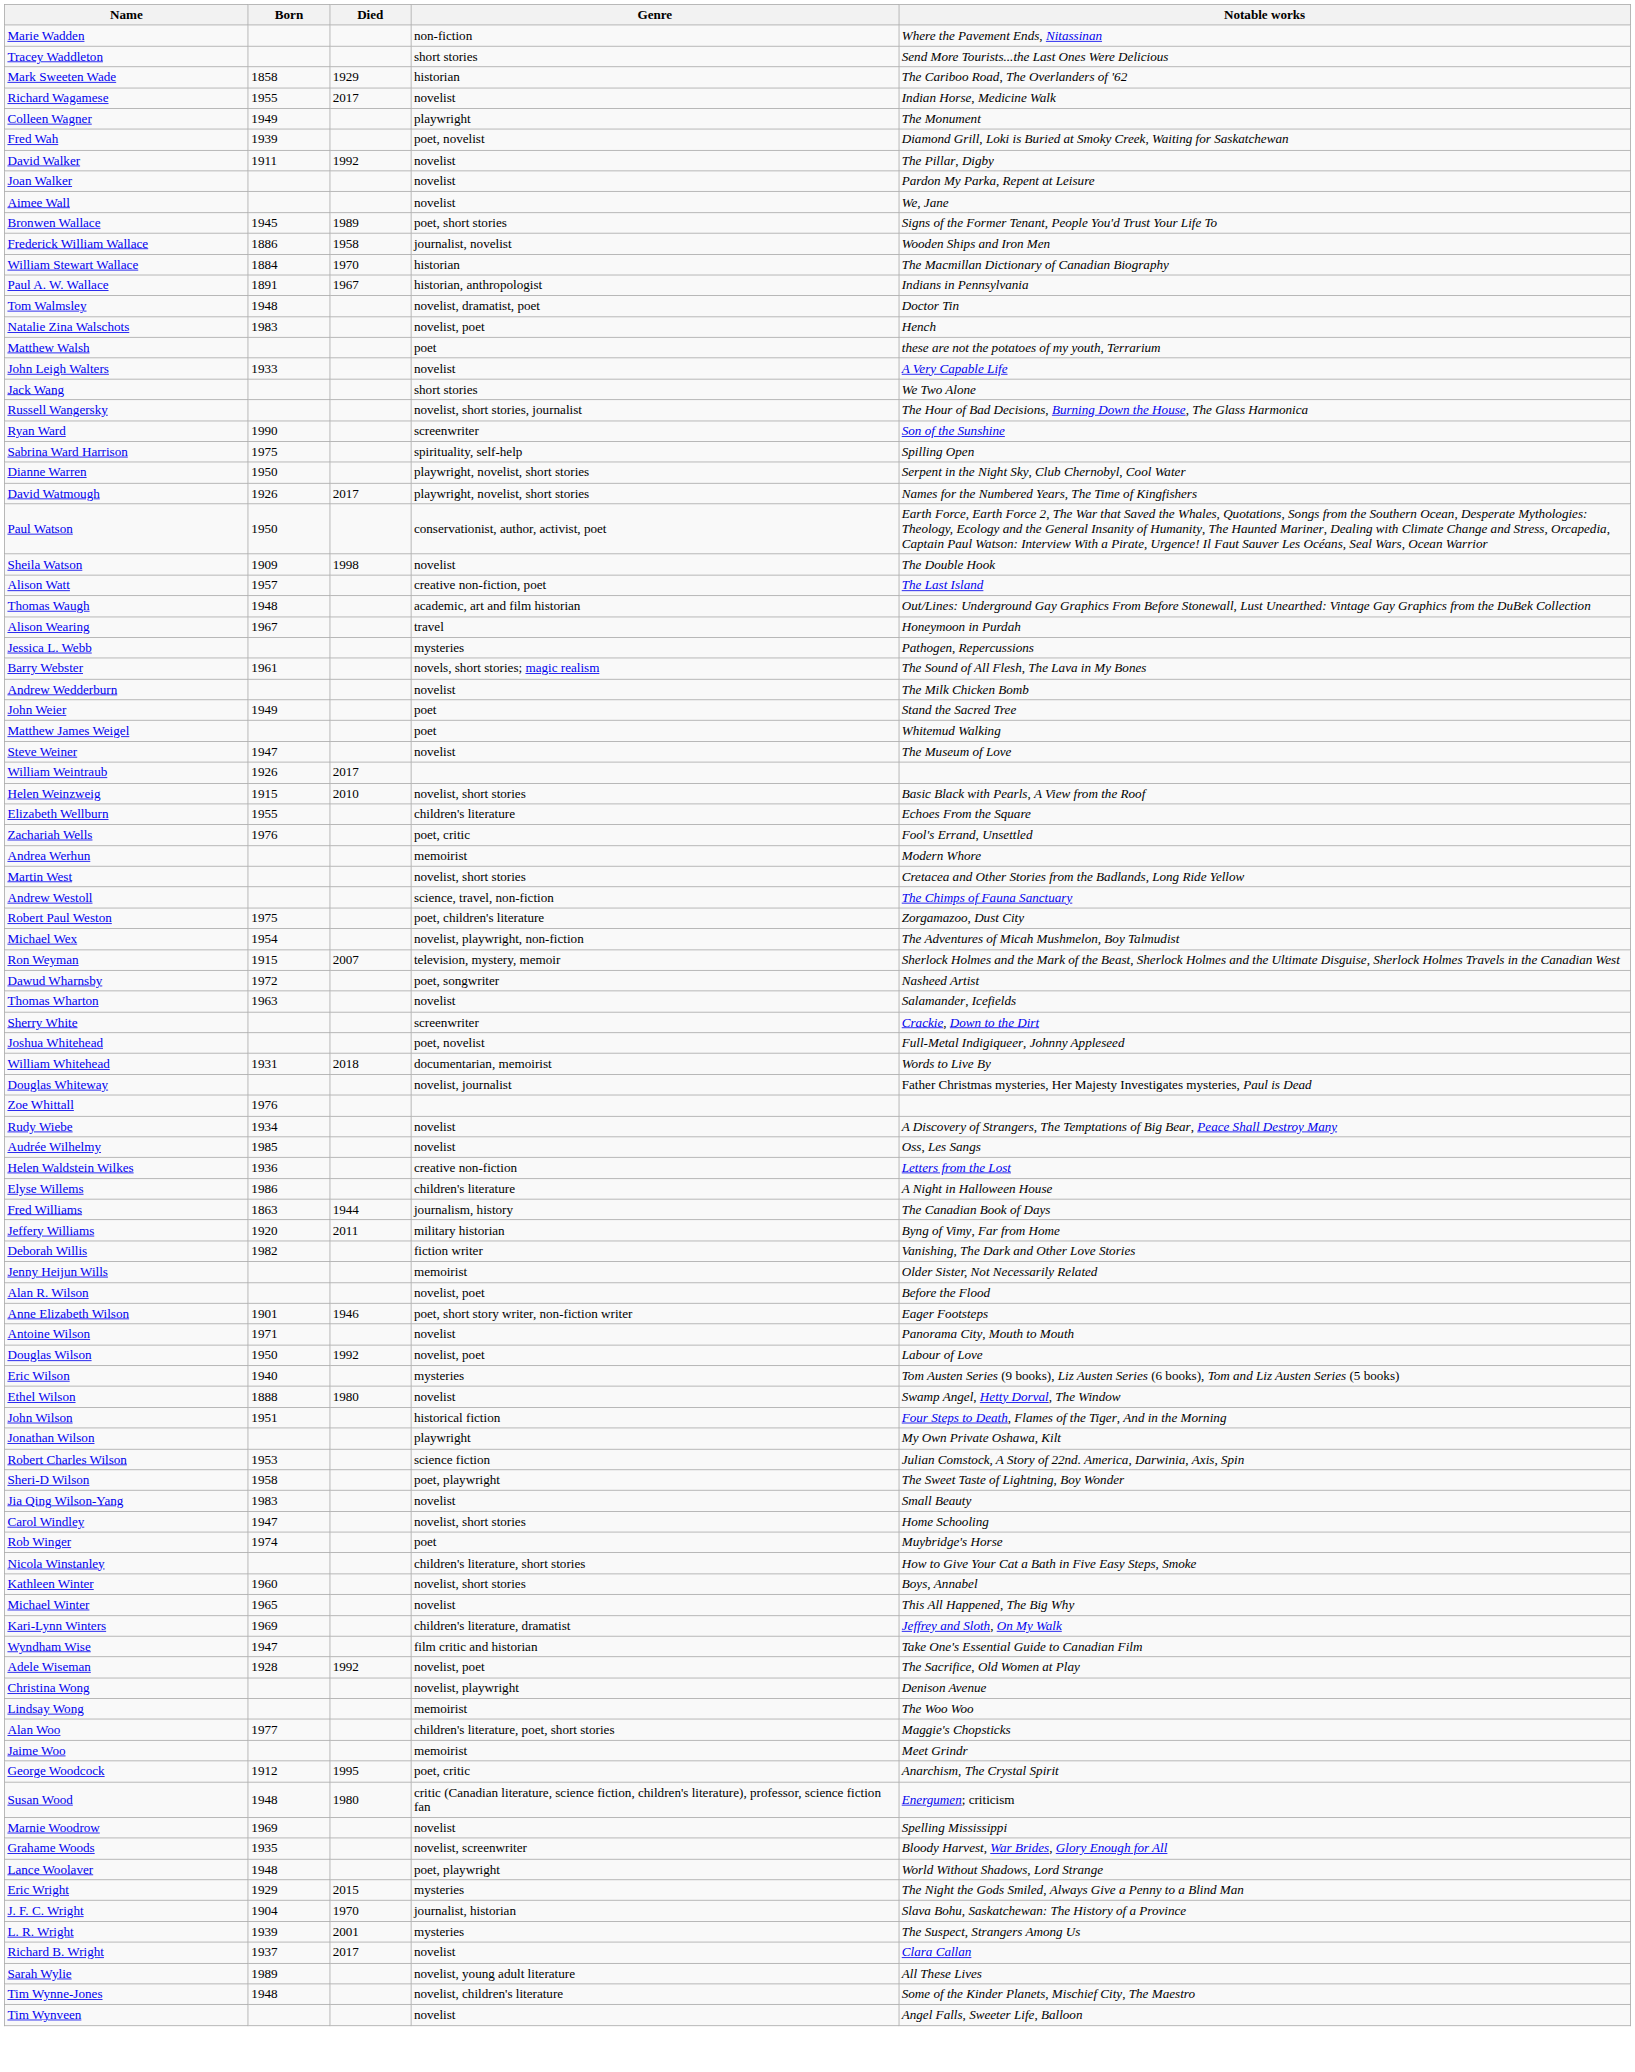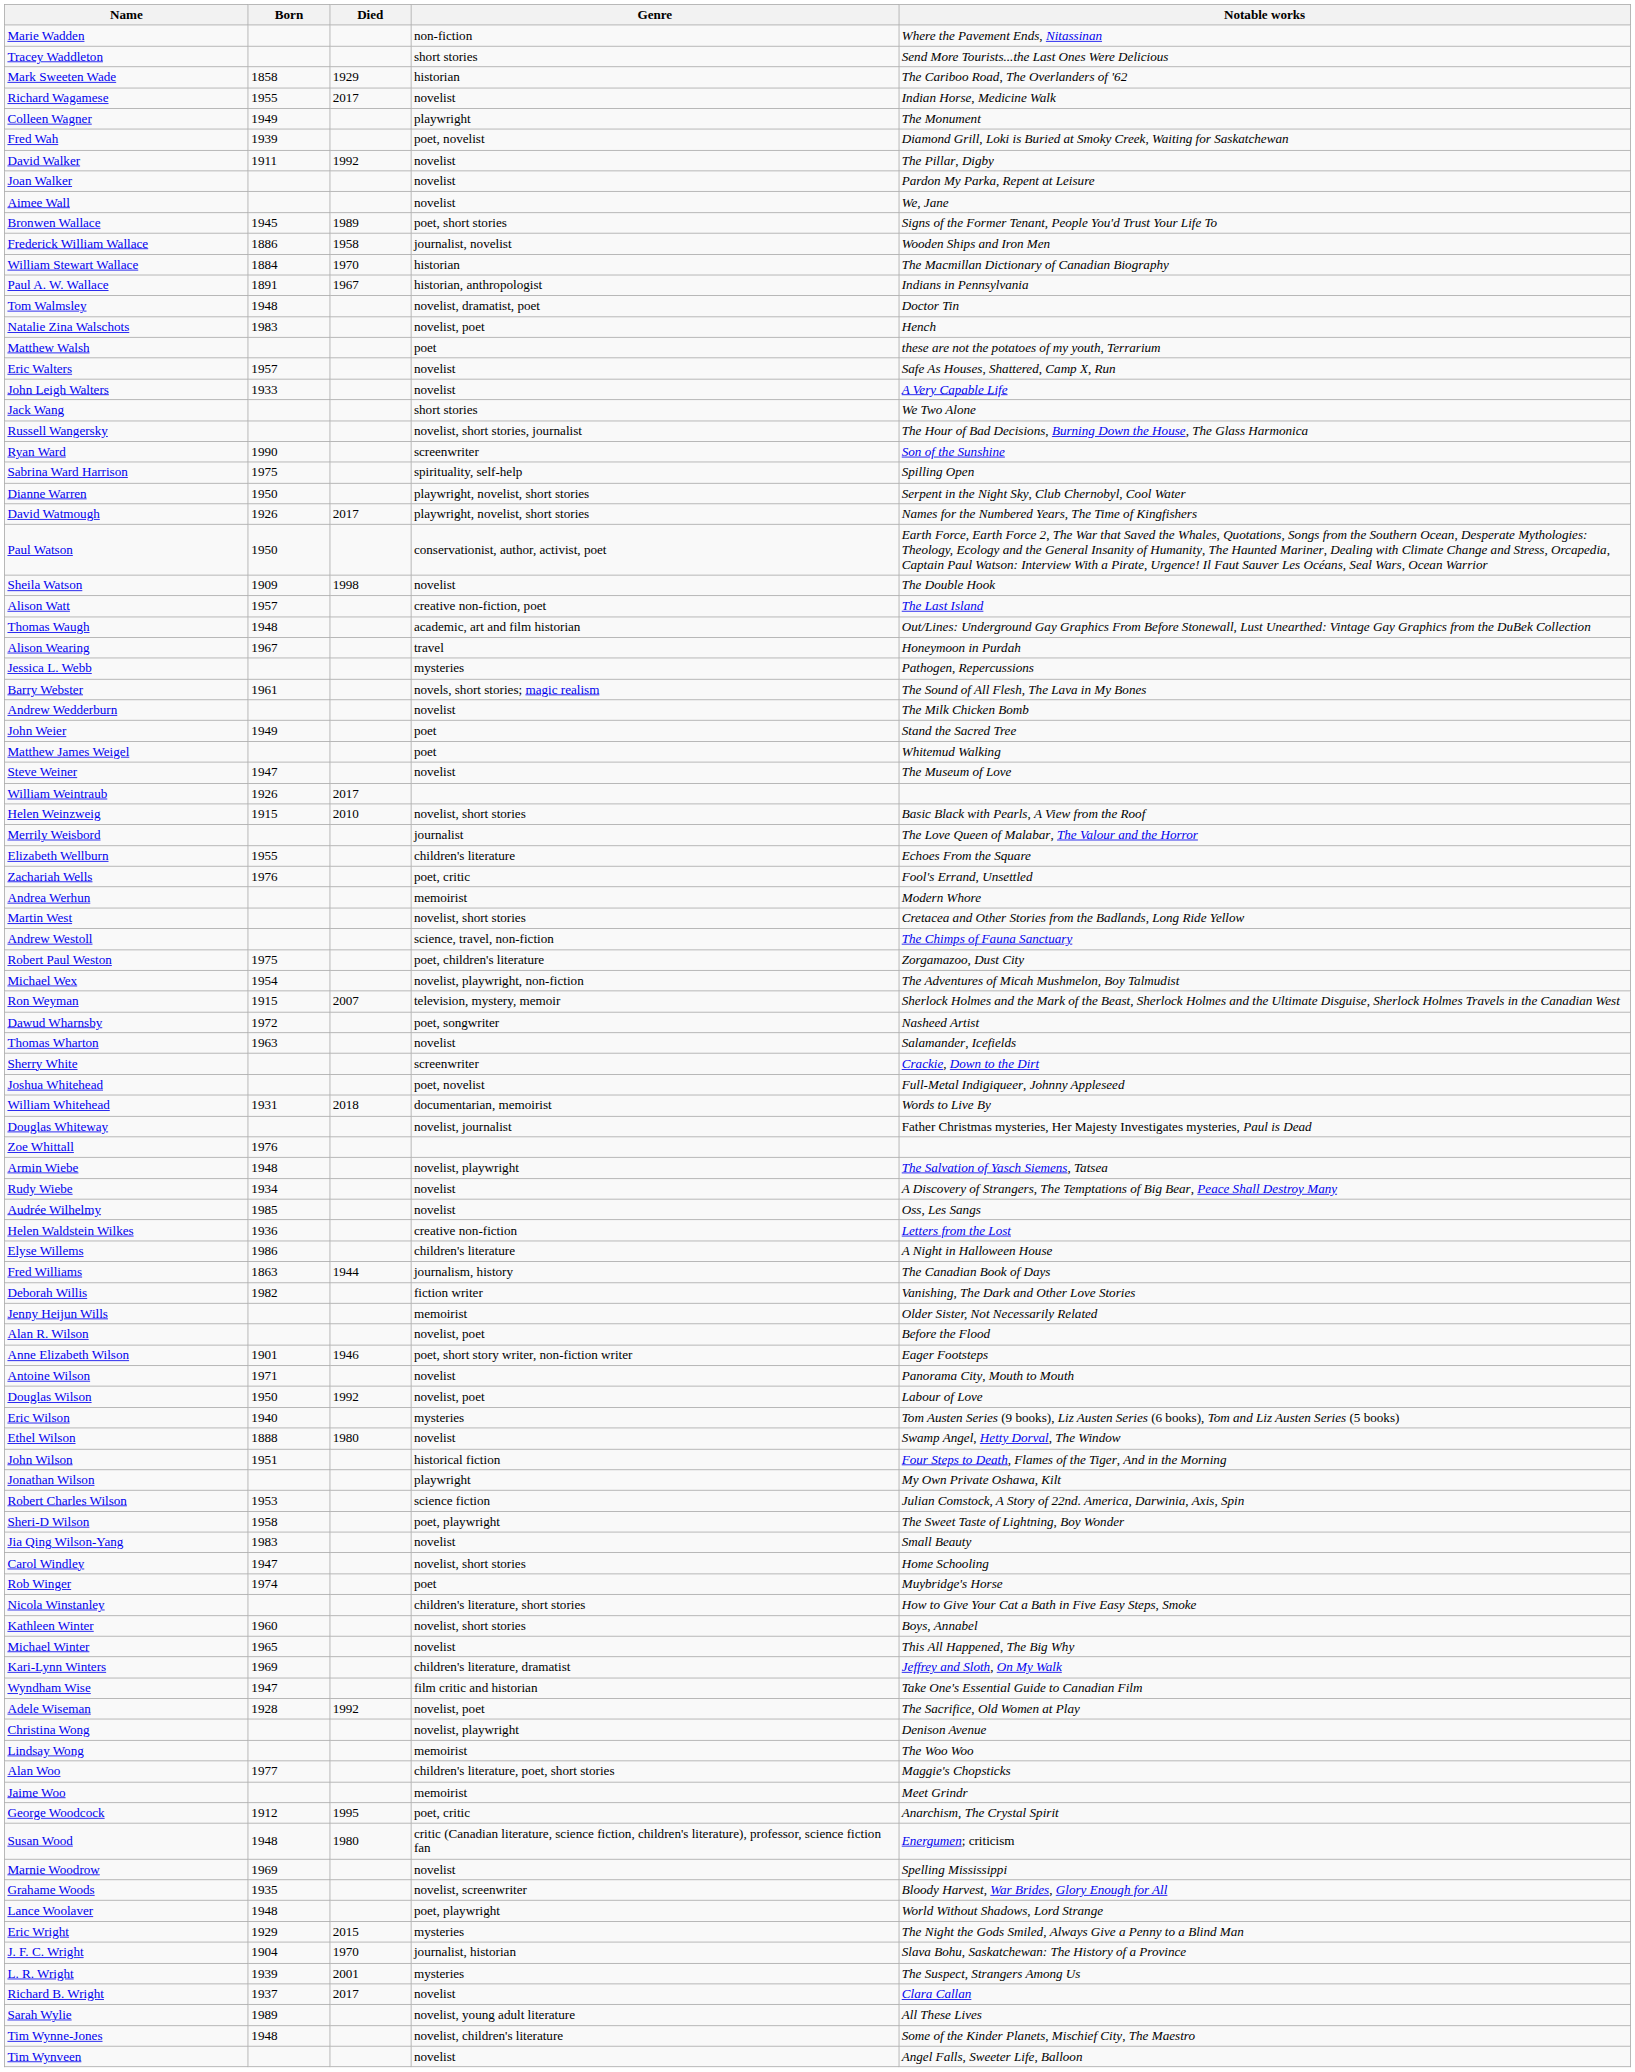+ row: (40, 368)
+ row: (54, 835)
+ row: (43, 1168)
- row: (51, 1230)
